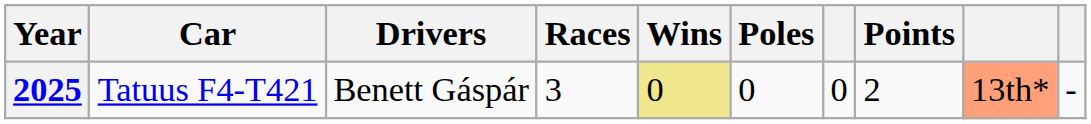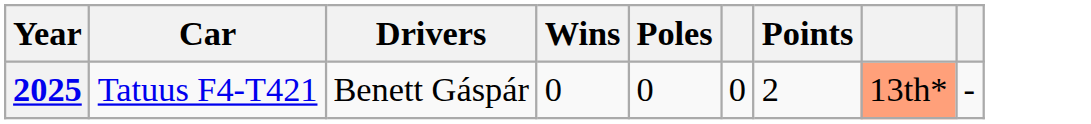- column: (588, 33)
(655, 89) khaki background -> (553, 89) no background
